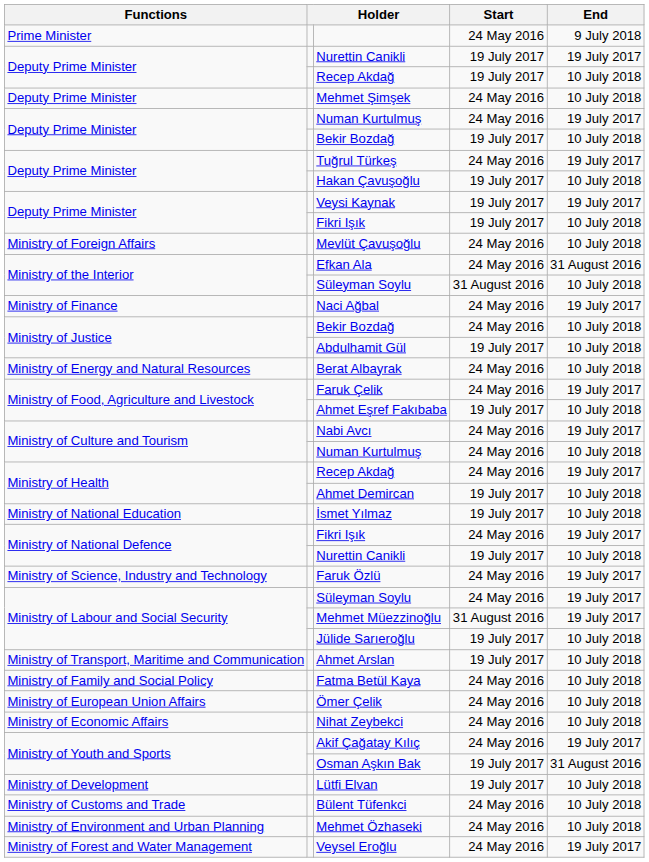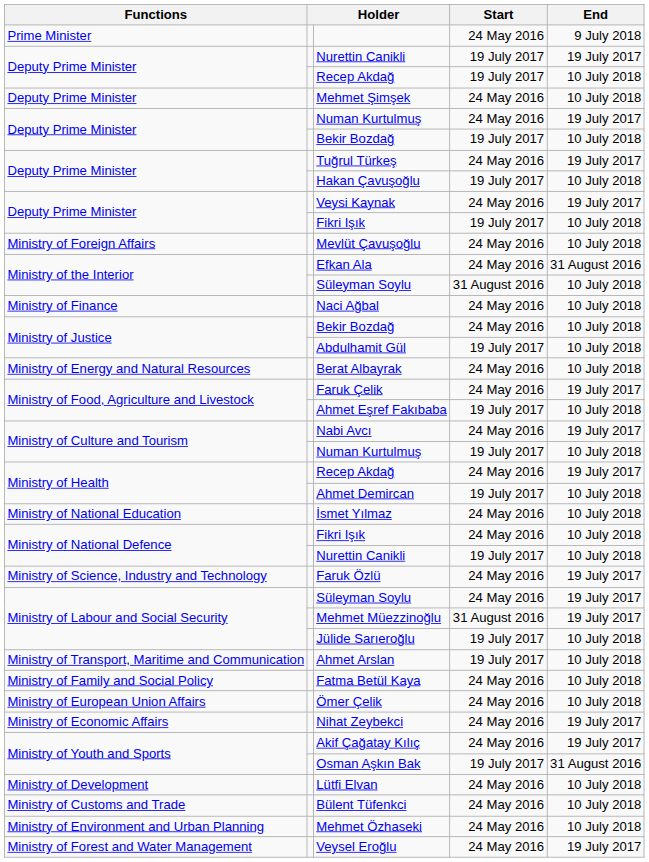(507, 202) 19 July 2017 -> (506, 202) 24 May 2016
(604, 306) 19 July 2017 -> (604, 306) 10 July 2018
(506, 451) 24 May 2016 -> (507, 451) 19 July 2017
(507, 514) 19 July 2017 -> (506, 514) 24 May 2016
(604, 535) 19 July 2017 -> (604, 535) 10 July 2018
(604, 722) 10 July 2018 -> (604, 722) 19 July 2017
(507, 784) 19 July 2017 -> (506, 784) 24 May 2016
